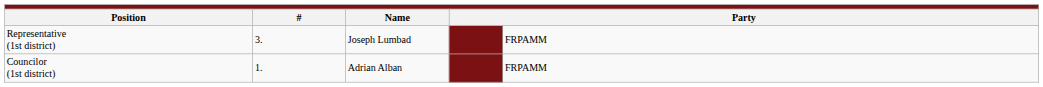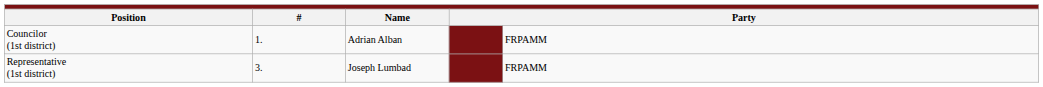rows swapped: (36, 40) <-> (31, 68)
